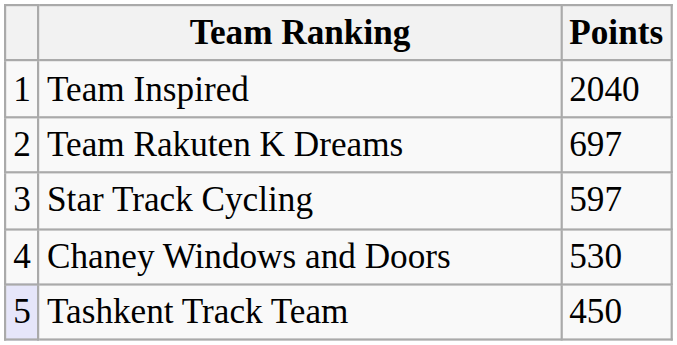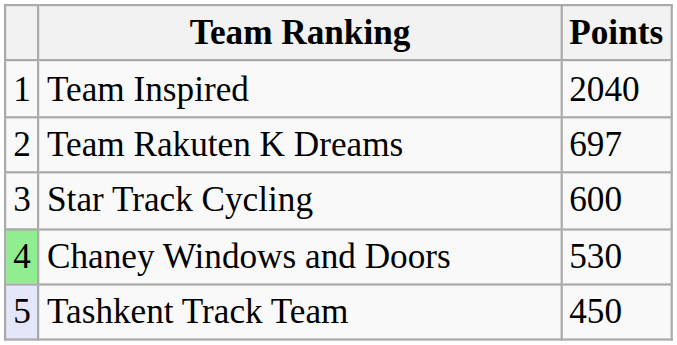(596, 199) 597 -> (596, 199) 600
(22, 255) no background -> (22, 255) lightgreen background
